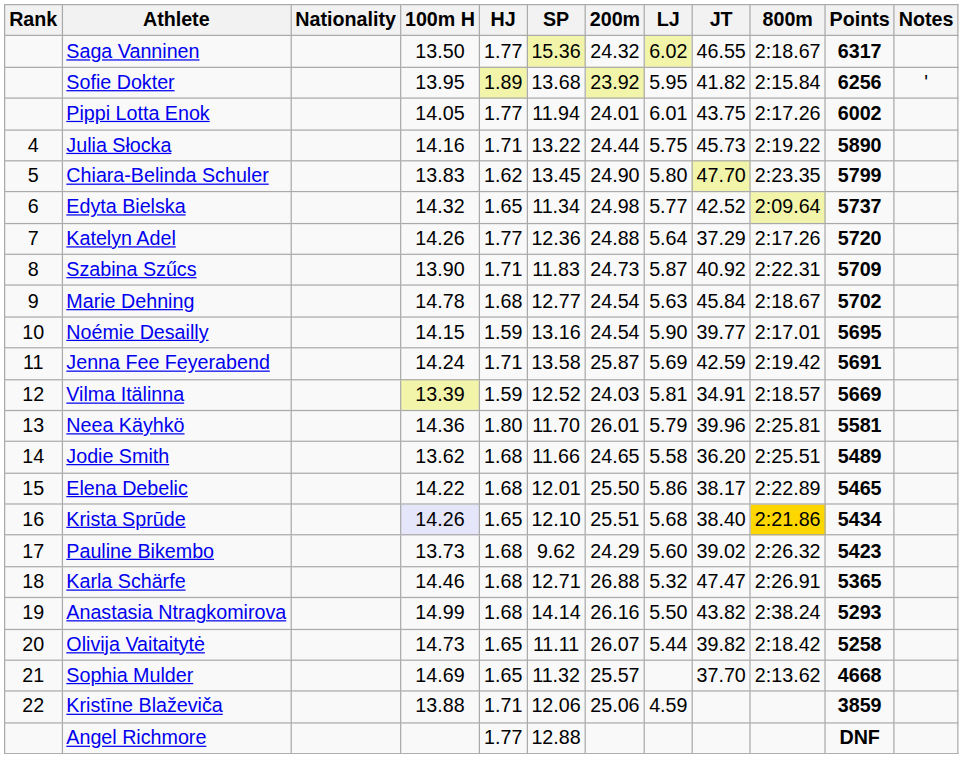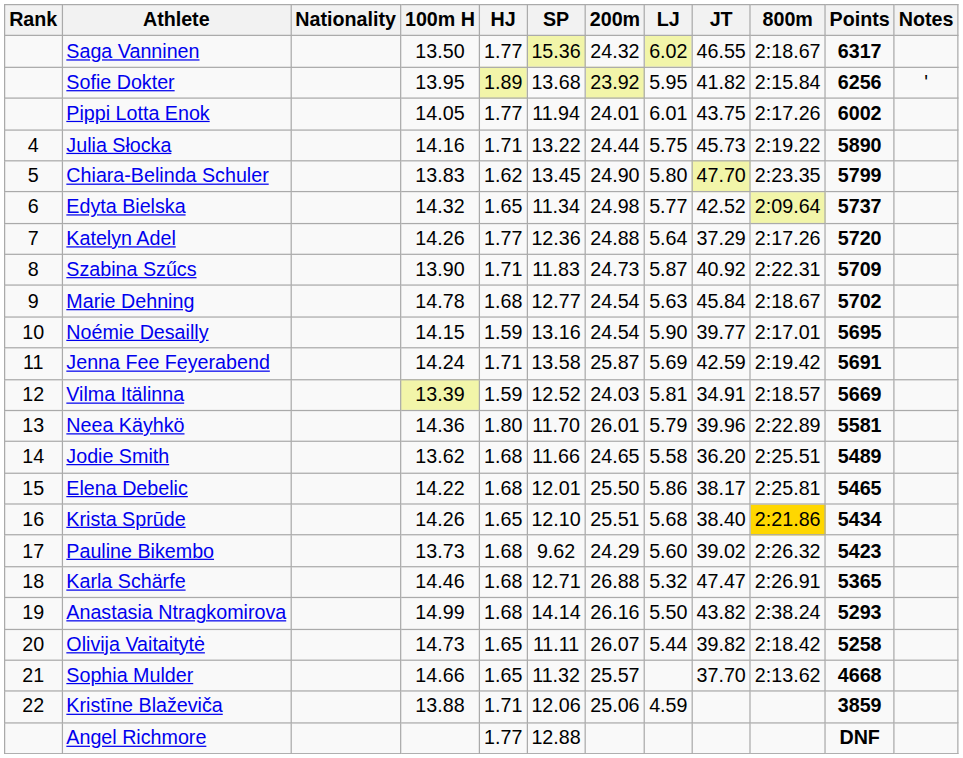(788, 425) 2:25.81 -> (788, 425) 2:22.89
(788, 488) 2:22.89 -> (788, 488) 2:25.81
(440, 519) lavender background -> (440, 519) no background
(440, 675) 14.69 -> (440, 675) 14.66
